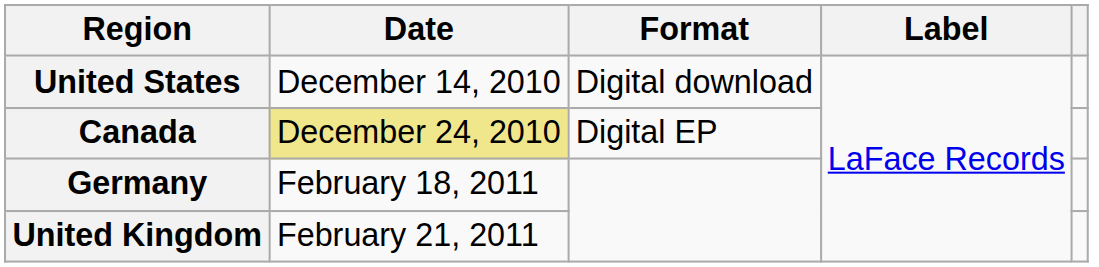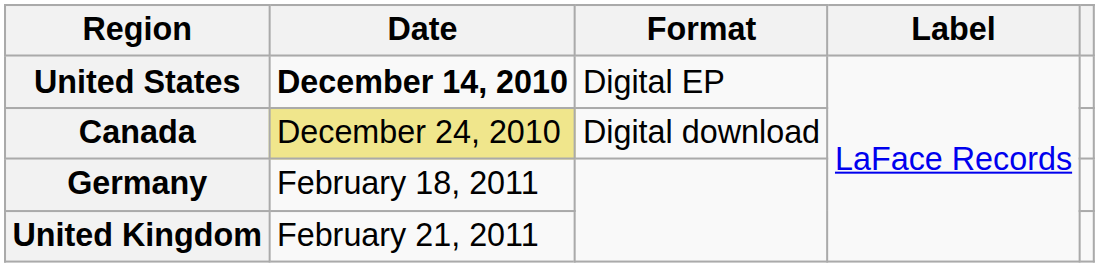(419, 81) normal -> (422, 81) bold
(694, 81) Digital download -> (654, 81) Digital EP
(647, 132) Digital EP -> (701, 132) Digital download
